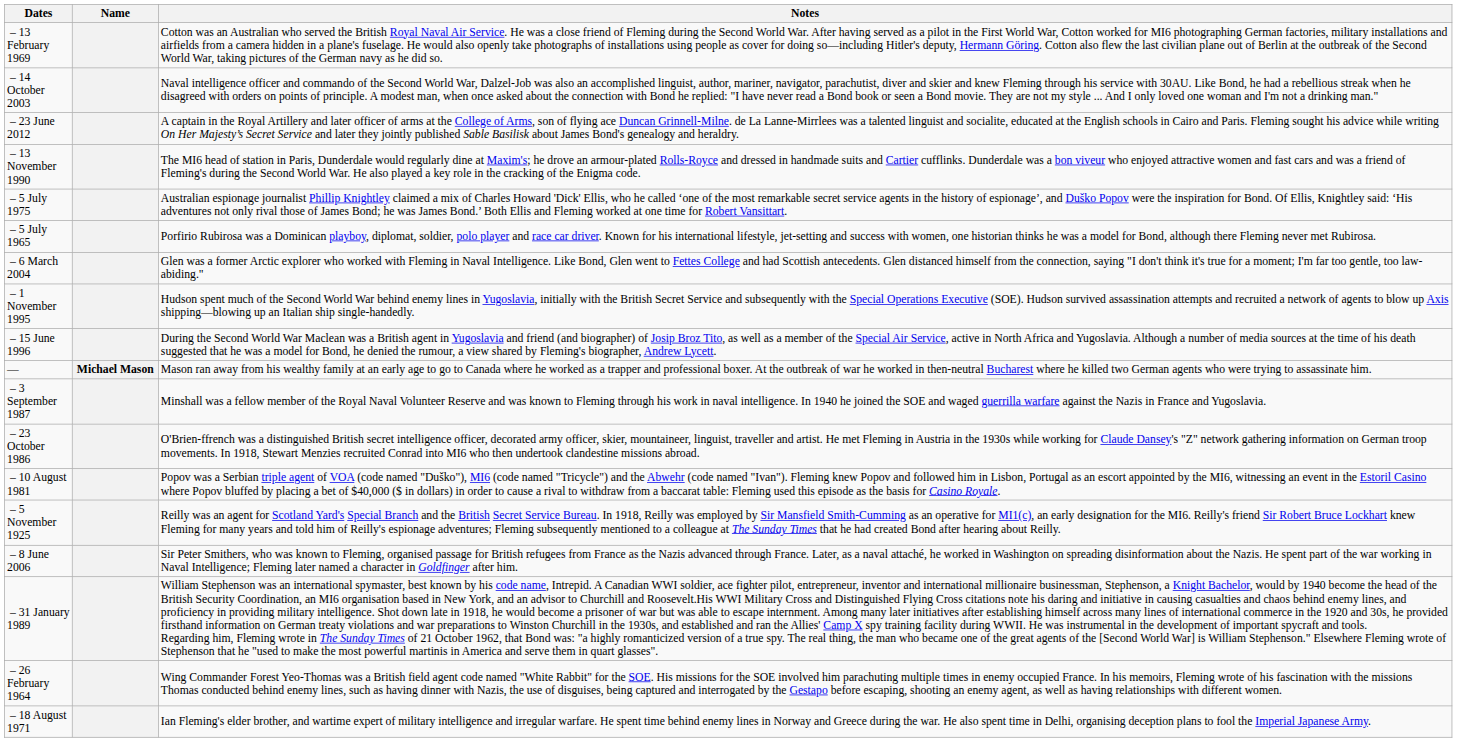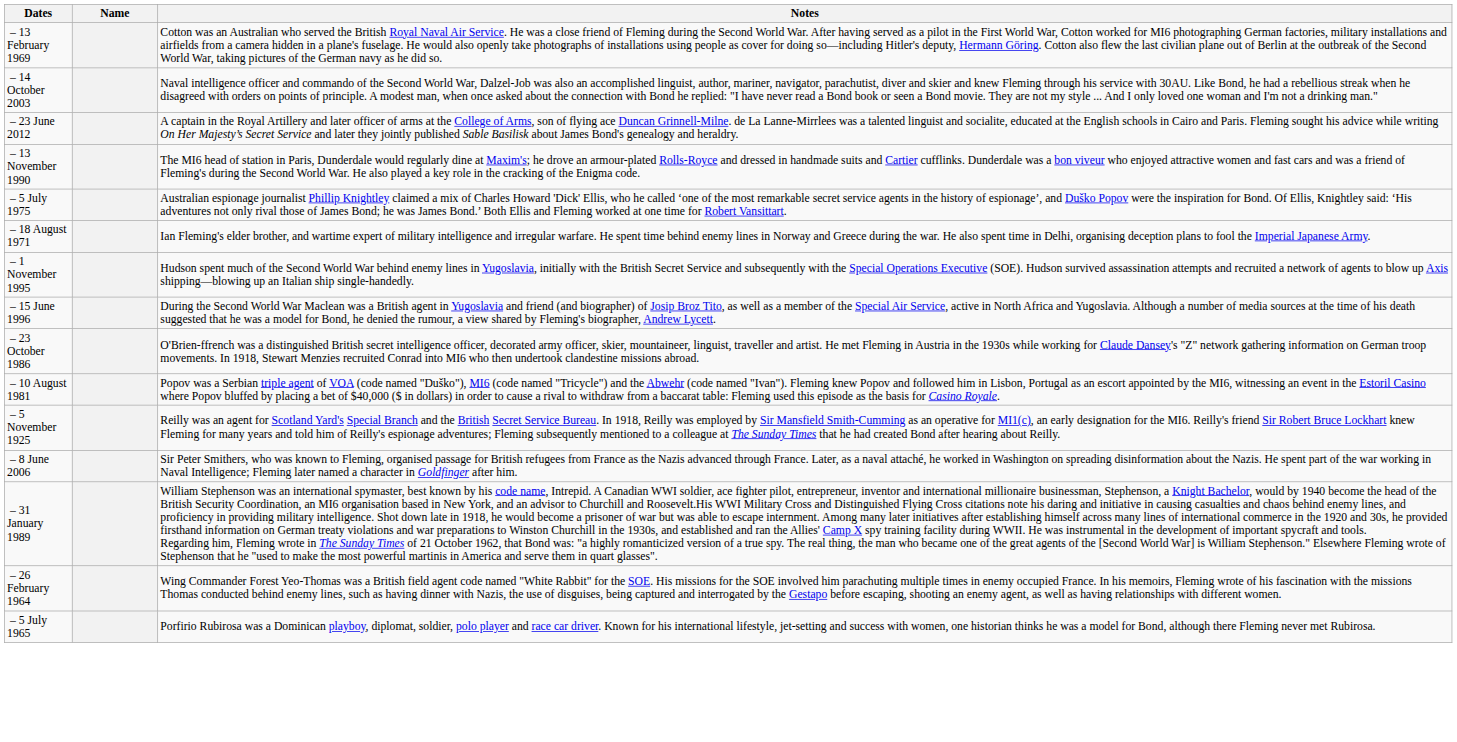rows swapped: (37, 721) <-> (27, 236)
- row: (33, 268)
- row: (13, 369)
- row: (32, 401)
